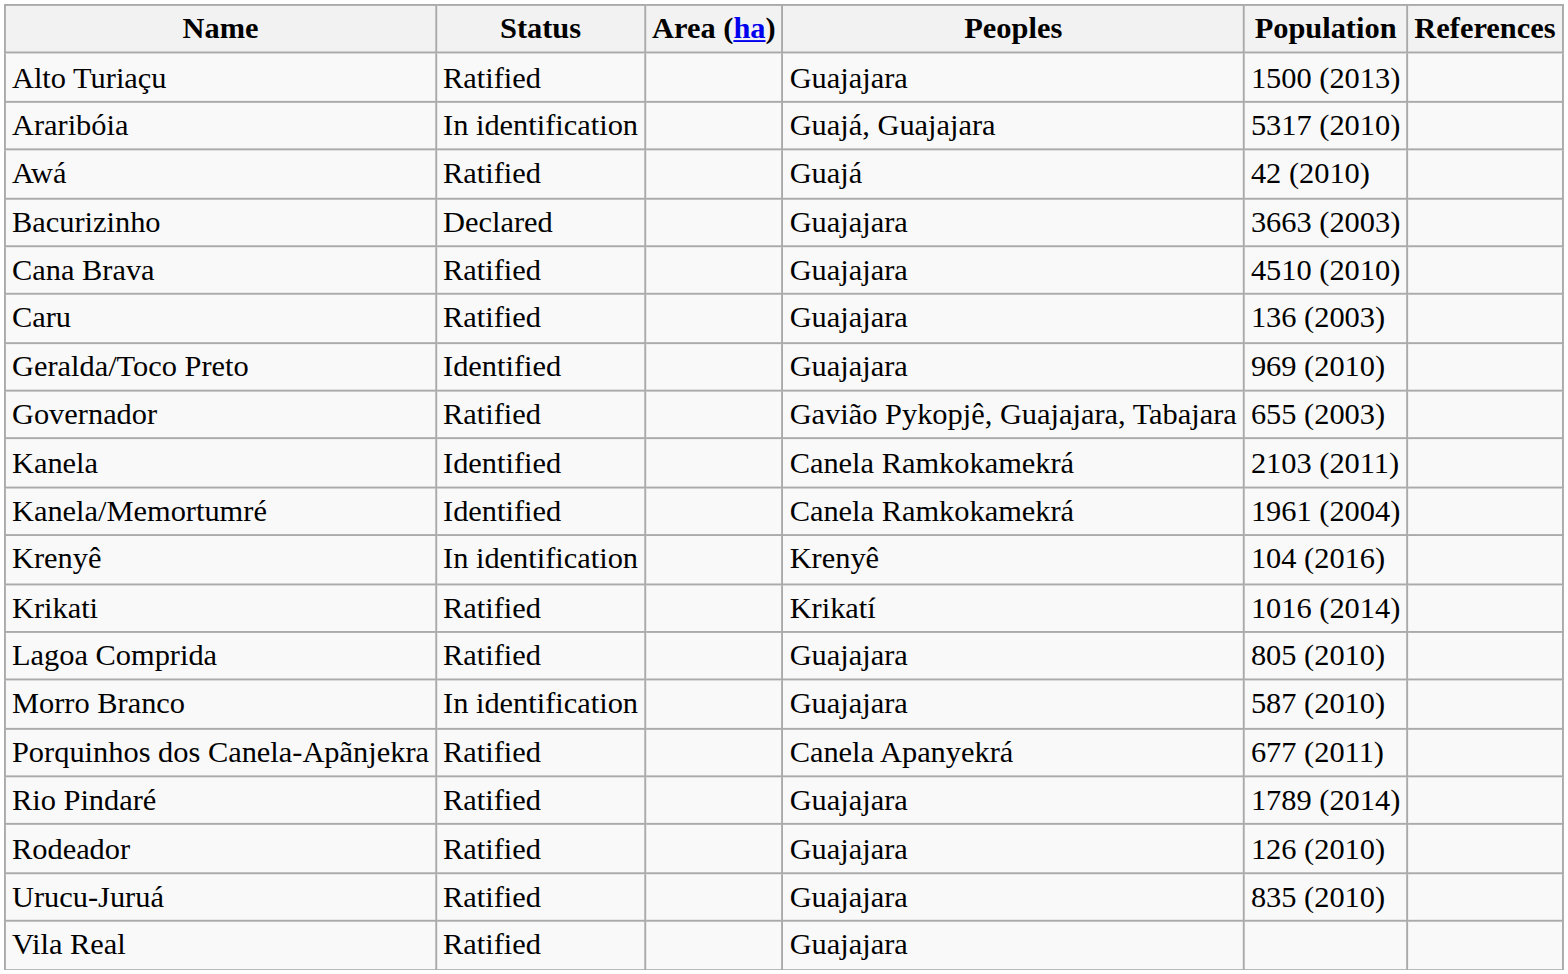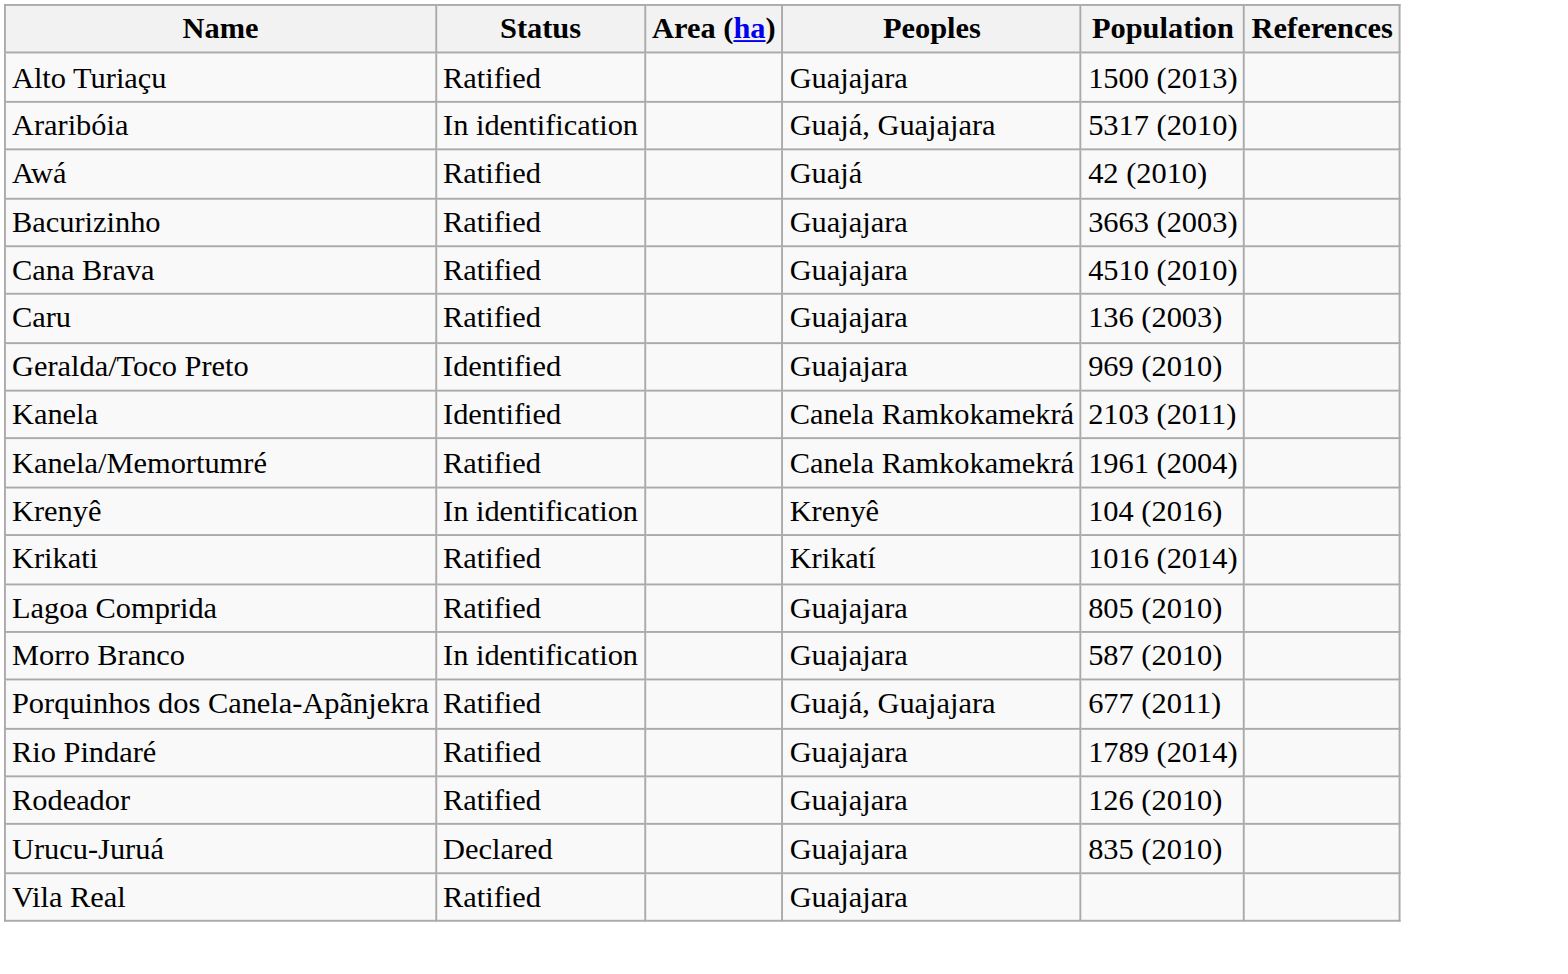(498, 221) Declared -> (492, 221) Ratified
- row: (85, 414)
(502, 510) Identified -> (492, 462) Ratified
(901, 751) Canela Apanyekrá -> (893, 703) Guajá, Guajajara
(492, 896) Ratified -> (498, 848) Declared
